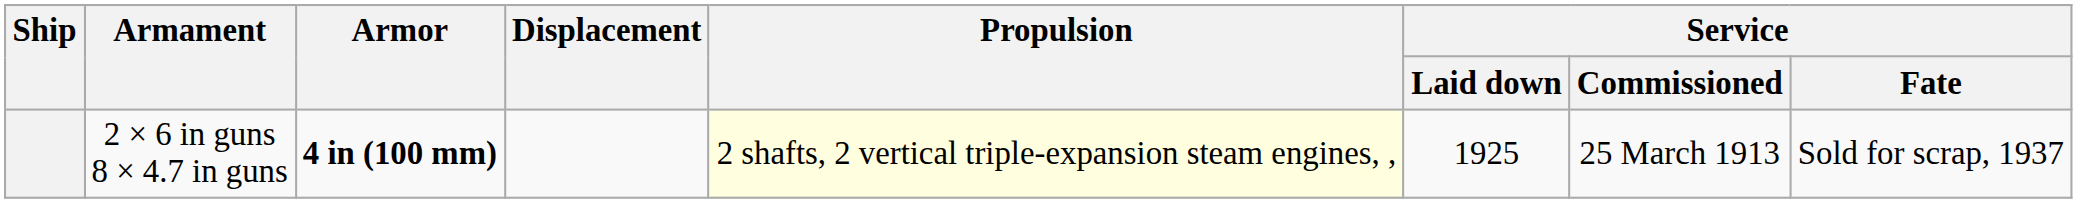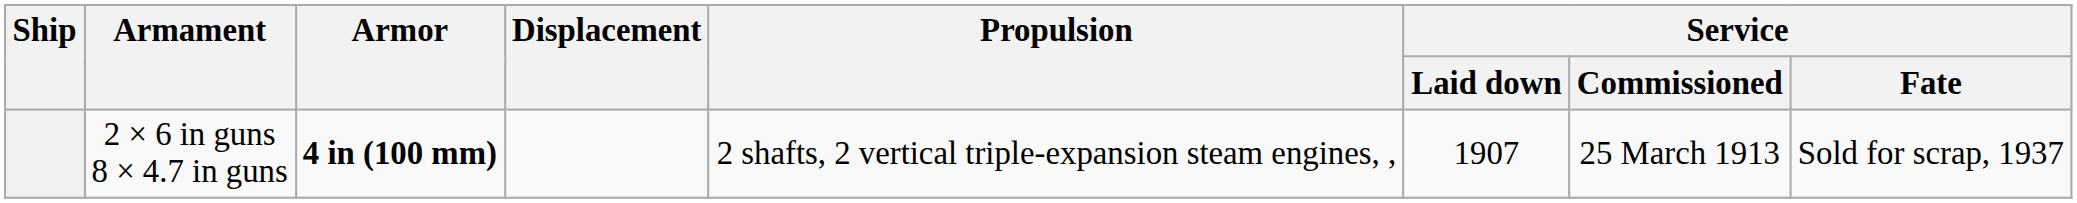(1056, 152) lightyellow background -> (1056, 152) no background
(1486, 152) 1925 -> (1486, 152) 1907
